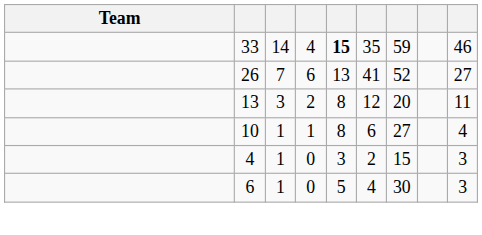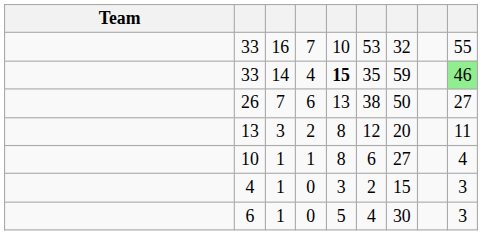+ row: (250, 46)
(463, 46) no background -> (463, 74) lightgreen background
(371, 74) 41 -> (371, 103) 38
(402, 74) 52 -> (402, 103) 50
